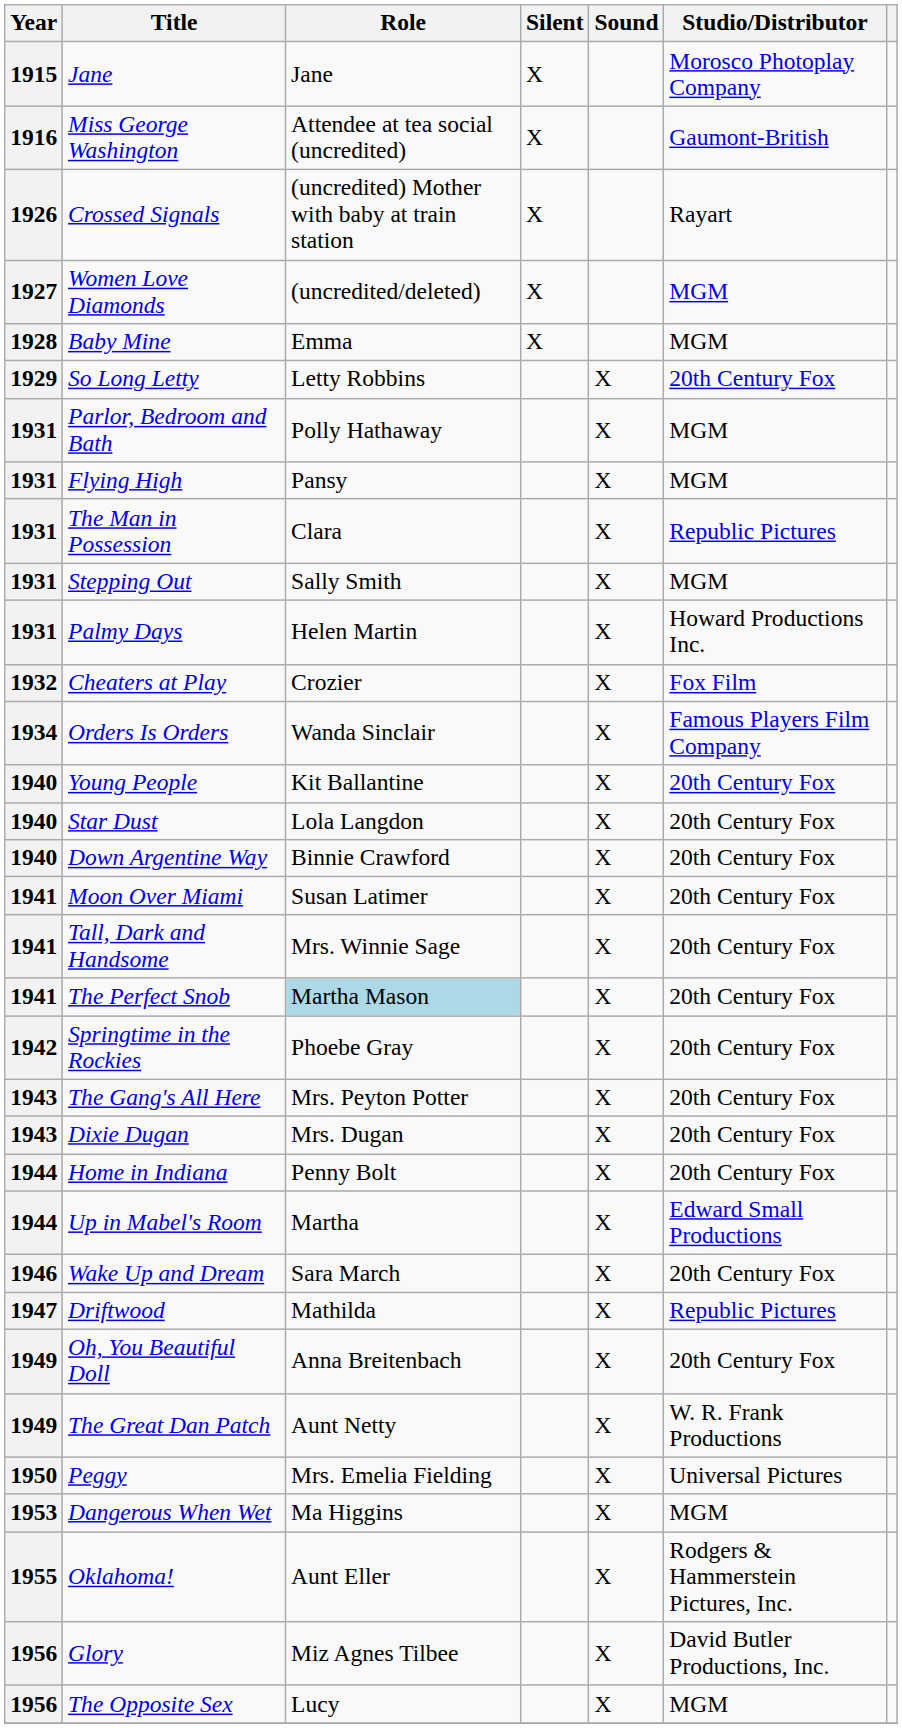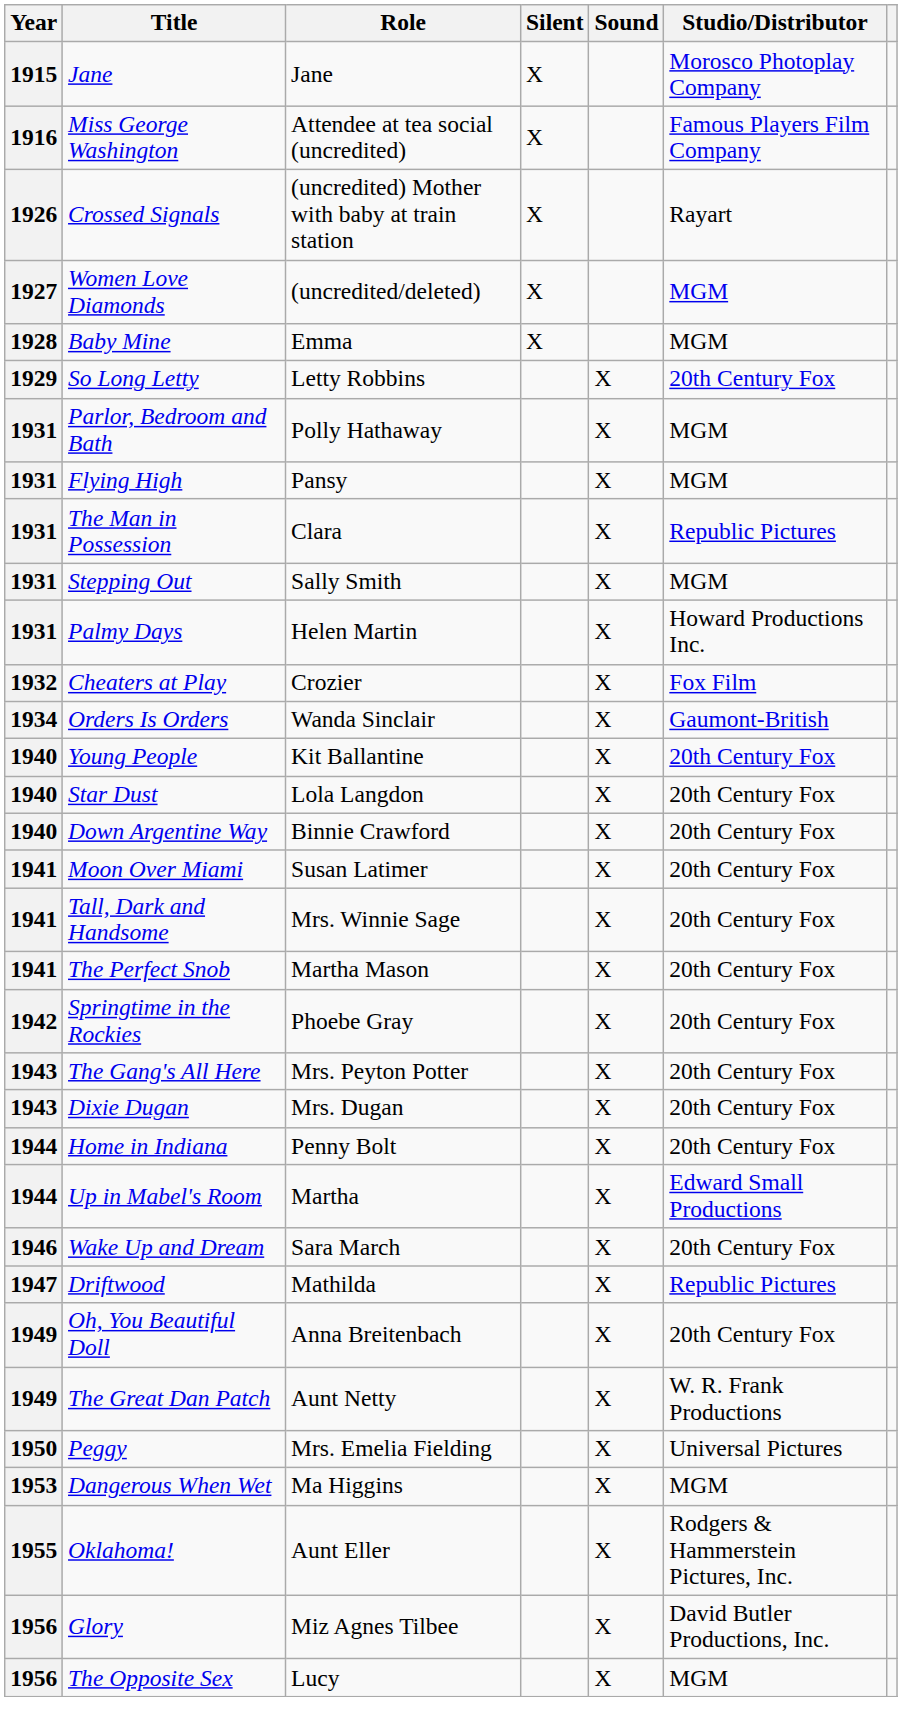(749, 137) Gaumont-British -> (769, 137) Famous Players Film Company
(769, 732) Famous Players Film Company -> (749, 719) Gaumont-British
(360, 996) lightblue background -> (360, 970) no background
